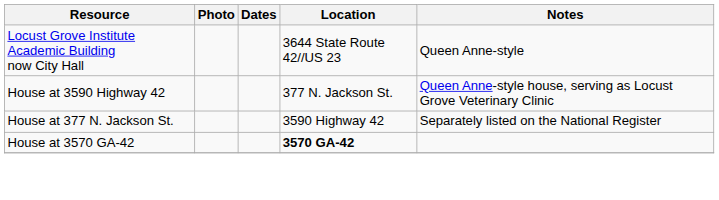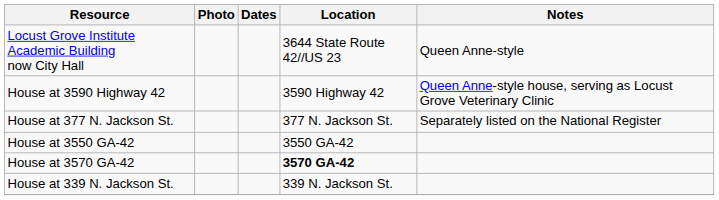(338, 93) 377 N. Jackson St. -> (333, 93) 3590 Highway 42
(333, 121) 3590 Highway 42 -> (338, 121) 377 N. Jackson St.
+ row: (71, 142)
+ row: (91, 184)
